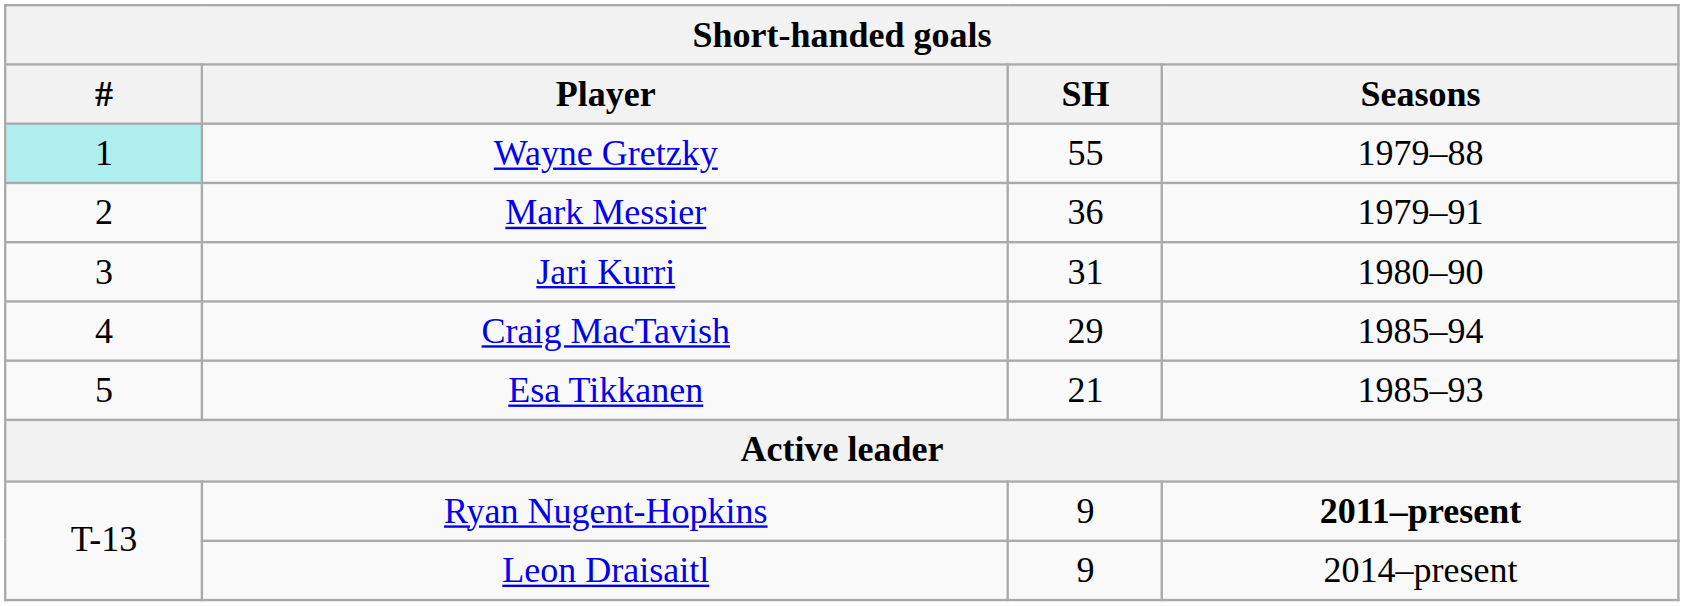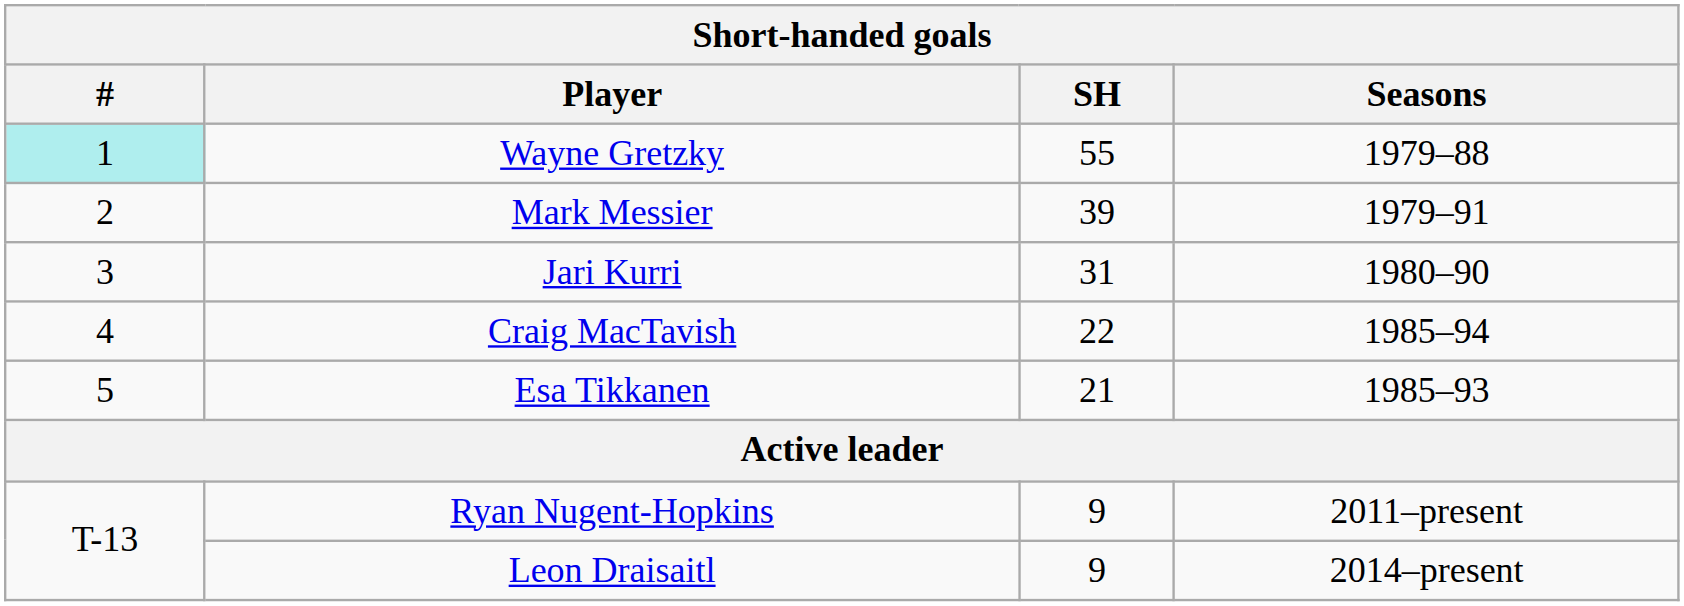(1085, 212) 36 -> (1097, 212) 39
(1085, 331) 29 -> (1097, 331) 22
(1421, 509) bold -> (1427, 509) normal
